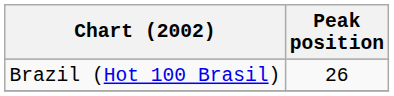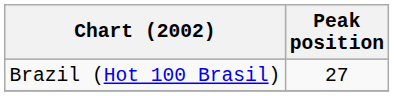(337, 75) 26 -> (337, 75) 27
